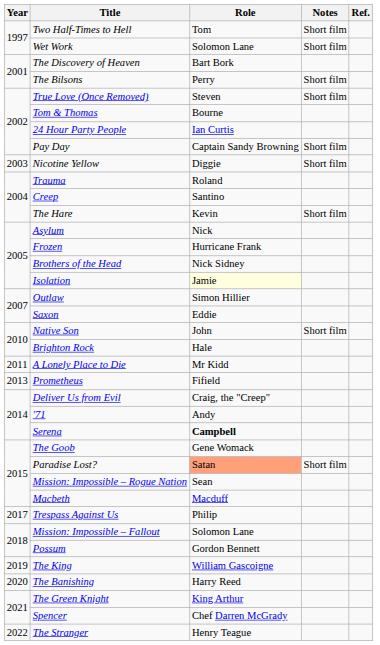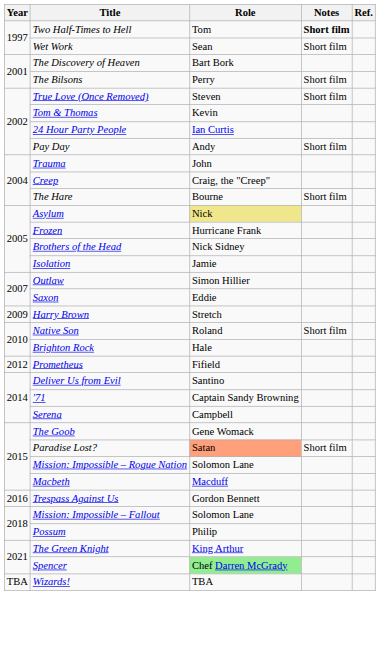(325, 29) normal -> (327, 29) bold
(223, 46) Solomon Lane -> (202, 46) Sean
(207, 113) Bourne -> (205, 113) Kevin
(245, 146) Captain Sandy Browning -> (204, 146) Andy
- row: (66, 163)
(207, 180) Roland -> (202, 163) John
(208, 197) Santino -> (231, 180) Craig, the "Creep"
(205, 213) Kevin -> (207, 197) Bourne
(202, 230) no background -> (202, 213) khaki background
(204, 280) lightyellow background -> (204, 264) no background
+ row: (61, 314)
(202, 331) John -> (207, 331) Roland
- row: (79, 364)
(17, 381) 2013 -> (17, 364) 2012
(231, 398) Craig, the "Creep" -> (208, 381) Santino
(204, 414) Andy -> (245, 398) Captain Sandy Browning
(214, 431) bold -> (212, 414) normal
(202, 481) Sean -> (223, 465) Solomon Lane
(17, 515) 2017 -> (17, 498) 2016
(205, 515) Philip -> (226, 498) Gordon Bennett
(226, 548) Gordon Bennett -> (205, 532) Philip
- row: (52, 565)
- row: (63, 582)
(240, 615) no background -> (240, 565) lightgreen background
- row: (60, 632)
+ row: (51, 582)
